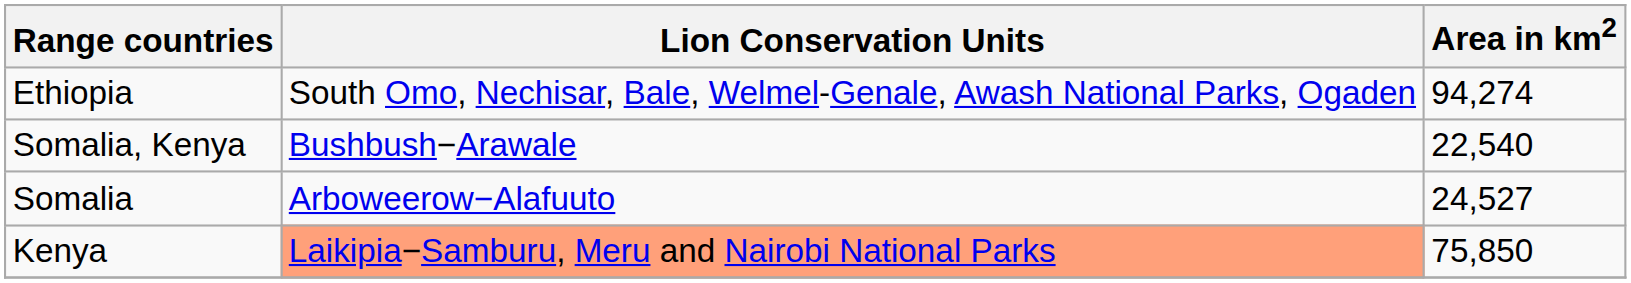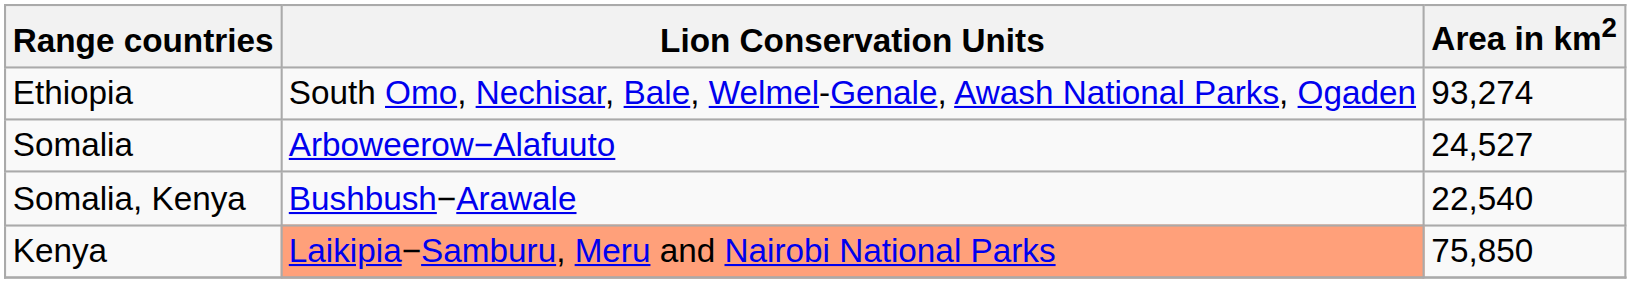(1482, 92) 94,274 -> (1482, 92) 93,274
rows swapped: (73, 198) <-> (129, 145)
